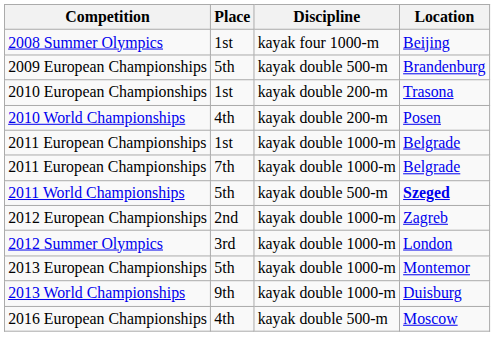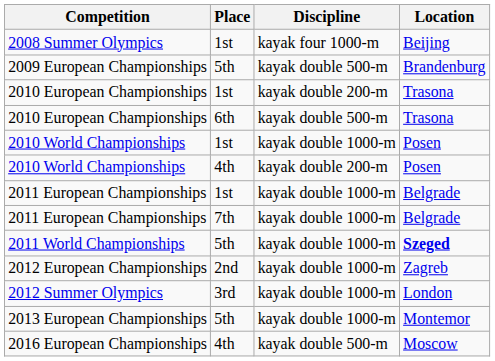+ row: (108, 117)
+ row: (97, 142)
(323, 192) kayak double 500-m -> (327, 243) kayak double 1000-m
- row: (97, 293)
